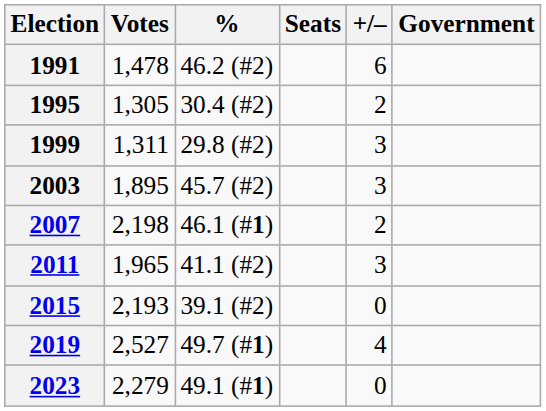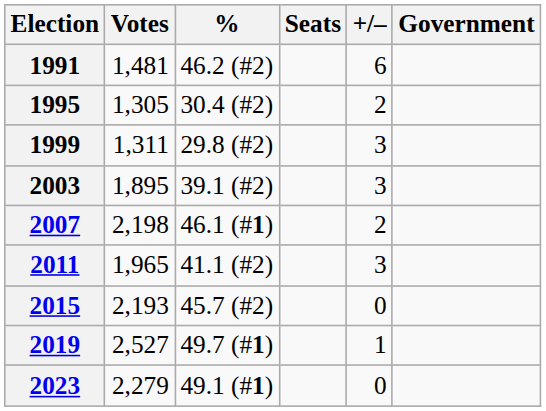(140, 64) 1,478 -> (140, 64) 1,481
(227, 184) 45.7 (#2) -> (227, 184) 39.1 (#2)
(227, 305) 39.1 (#2) -> (227, 305) 45.7 (#2)
(380, 345) 4 -> (380, 345) 1
